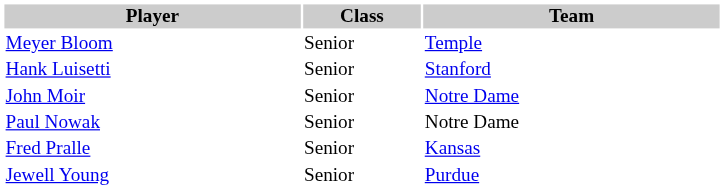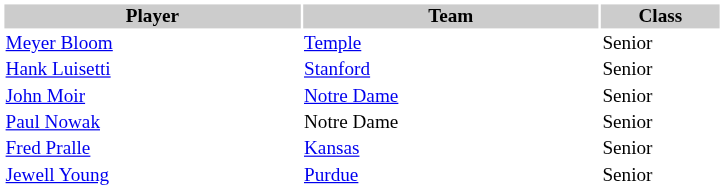columns swapped: (362, 16) <-> (572, 16)
